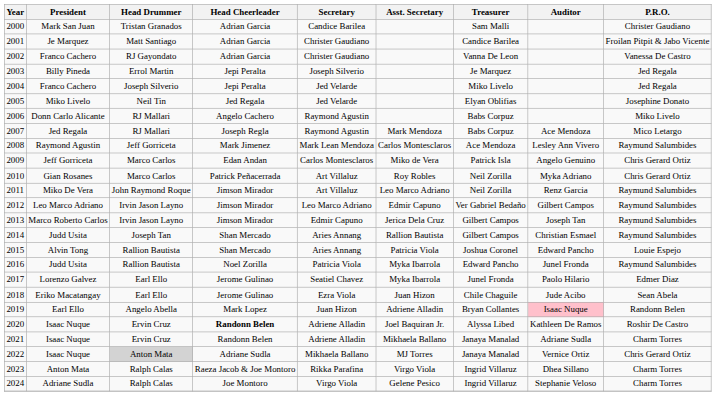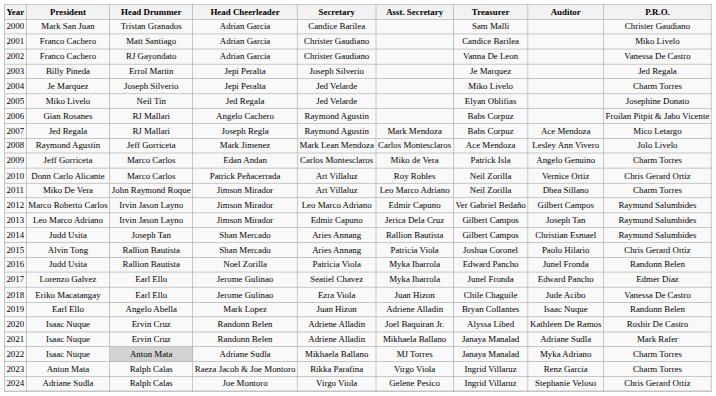(68, 41) Je Marquez -> (68, 41) Franco Cachero
(657, 41) Froilan Pitpit & Jabo Vicente -> (657, 41) Miko Livelo
(68, 86) Franco Cachero -> (68, 86) Je Marquez
(657, 86) Jed Regala -> (657, 86) Charm Torres
(68, 116) Donn Carlo Alicante -> (68, 116) Gian Rosanes
(657, 116) Miko Livelo -> (657, 116) Froilan Pitpit & Jabo Vicente
(657, 145) Raymund Salumbides -> (657, 145) Jolo Livelo
(657, 160) Chris Gerard Ortiz -> (657, 160) Charm Torres
(68, 175) Gian Rosanes -> (68, 175) Donn Carlo Alicante
(566, 175) Myka Adriano -> (566, 175) Vernice Ortiz
(566, 190) Renz Garcia -> (566, 190) Dhea Sillano
(657, 190) Raymund Salumbides -> (657, 190) Charm Torres
(68, 205) Leo Marco Adriano -> (68, 205) Marco Roberto Carlos
(68, 220) Marco Roberto Carlos -> (68, 220) Leo Marco Adriano
(566, 250) Edward Pancho -> (566, 250) Paolo Hilario
(657, 250) Louie Espejo -> (657, 250) Chris Gerard Ortiz
(657, 265) Raymund Salumbides -> (657, 265) Randonn Belen
(566, 279) Paolo Hilario -> (566, 279) Edward Pancho
(657, 294) Sean Abela -> (657, 294) Vanessa De Castro
(566, 309) pink background -> (566, 309) no background
(245, 324) bold -> (245, 324) normal
(657, 339) Charm Torres -> (657, 339) Mark Rafer
(566, 354) Vernice Ortiz -> (566, 354) Myka Adriano
(657, 354) Chris Gerard Ortiz -> (657, 354) Charm Torres
(566, 369) Dhea Sillano -> (566, 369) Renz Garcia
(657, 384) Charm Torres -> (657, 384) Chris Gerard Ortiz
